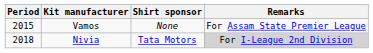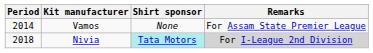(23, 26) 2015 -> (23, 26) 2014
(167, 40) no background -> (167, 40) paleturquoise background
